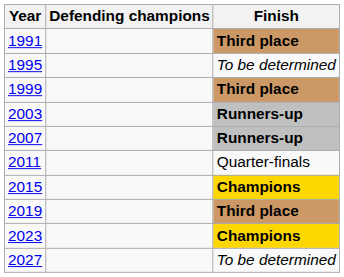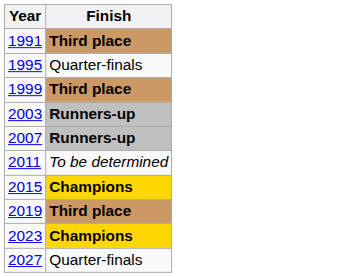- column: (129, 16)
(276, 65) To be determined -> (96, 65) Quarter-finals
(263, 162) Quarter-finals -> (109, 162) To be determined
(276, 260) To be determined -> (96, 260) Quarter-finals
